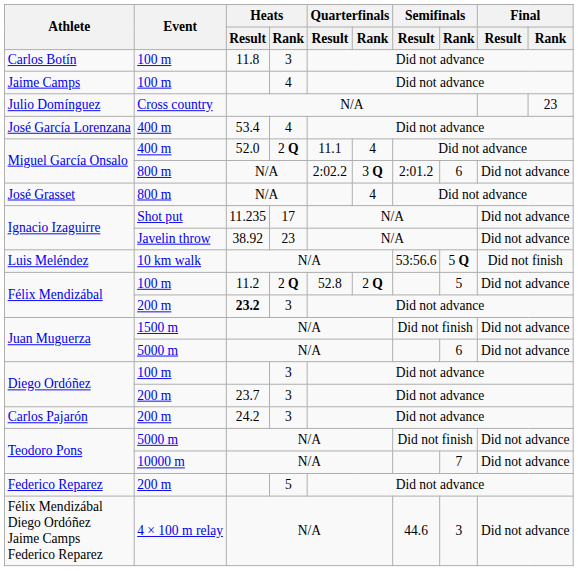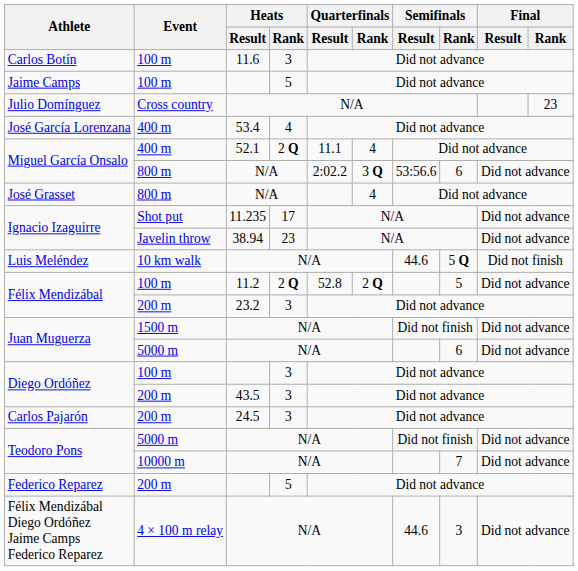(248, 60) 11.8 -> (248, 60) 11.6
(288, 83) 4 -> (288, 83) 5
(248, 150) 52.0 -> (248, 150) 52.1
(416, 172) 2:01.2 -> (416, 172) 53:56.6
(248, 239) 38.92 -> (248, 239) 38.94
(416, 261) 53:56.6 -> (416, 261) 44.6
(248, 306) bold -> (248, 306) normal
(248, 395) 23.7 -> (248, 395) 43.5
(248, 417) 24.2 -> (248, 417) 24.5
